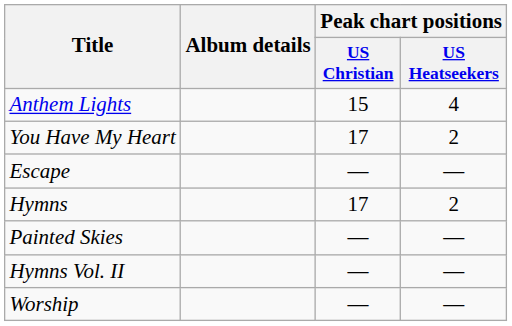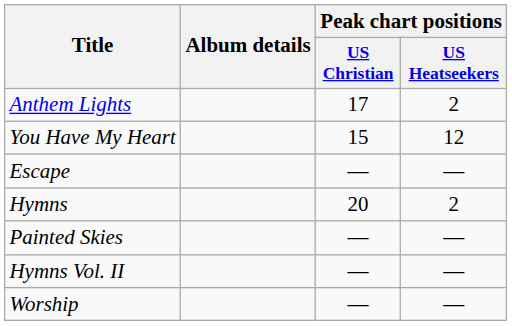(358, 104) 15 -> (358, 104) 17
(454, 104) 4 -> (454, 104) 2
(358, 137) 17 -> (358, 137) 15
(454, 137) 2 -> (454, 137) 12
(358, 204) 17 -> (358, 204) 20
